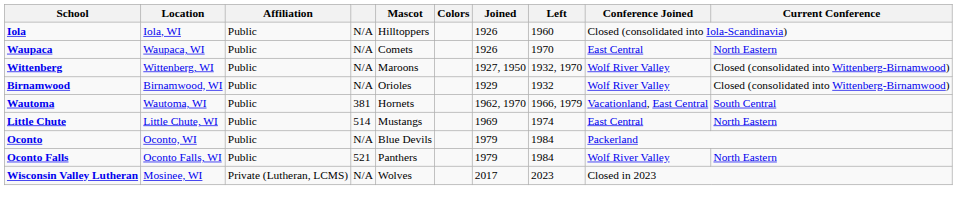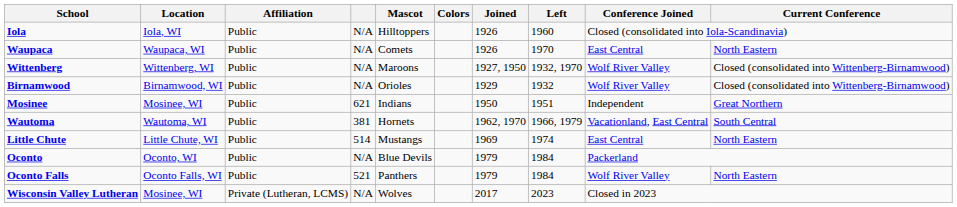+ row: (27, 103)
